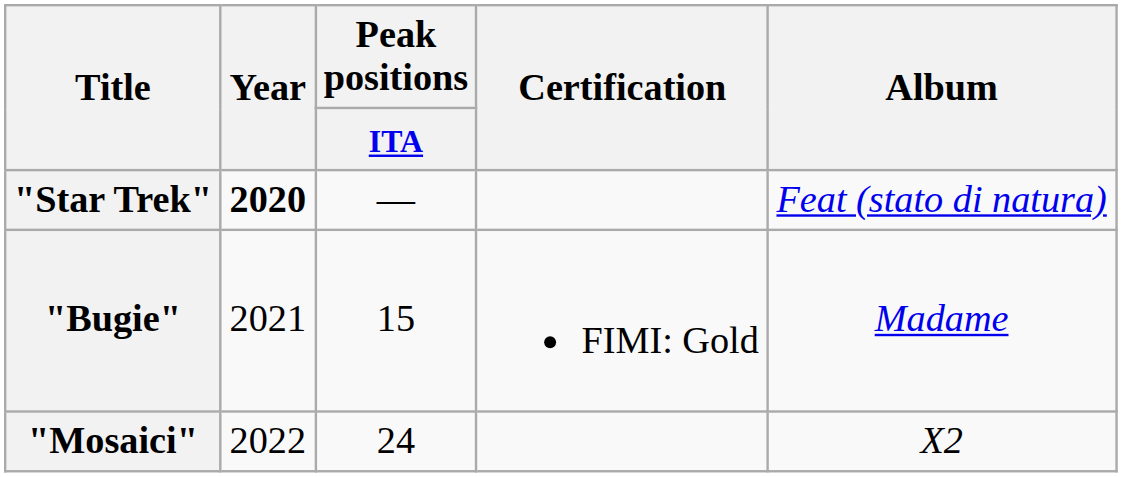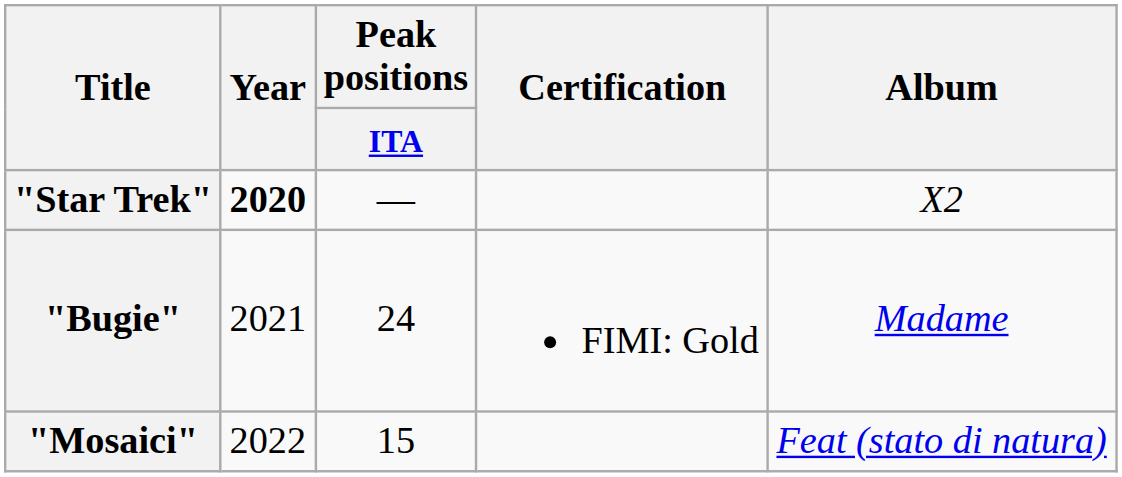(942, 199) Feat (stato di natura) -> (942, 199) X2
(396, 319) 15 -> (396, 319) 24
(396, 439) 24 -> (396, 439) 15
(942, 439) X2 -> (942, 439) Feat (stato di natura)
